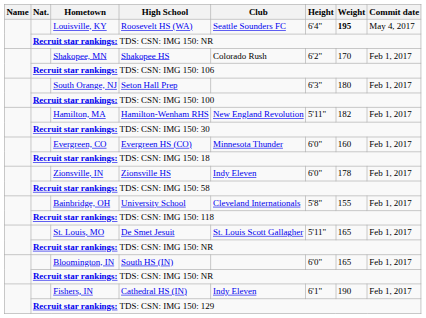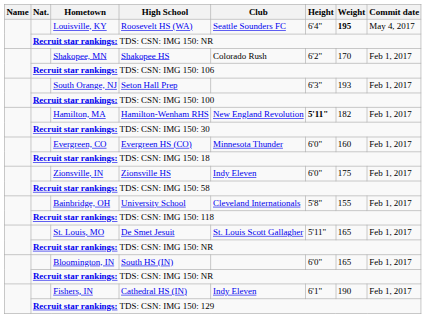(345, 85) 180 -> (345, 85) 193
(317, 115) normal -> (318, 115) bold
(345, 174) 178 -> (345, 174) 175
